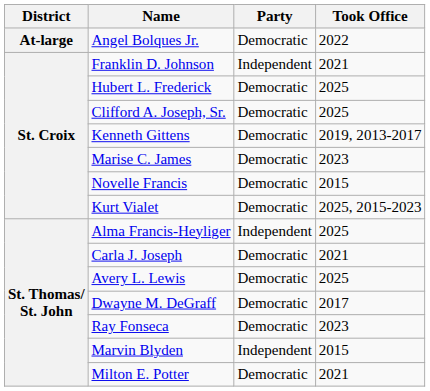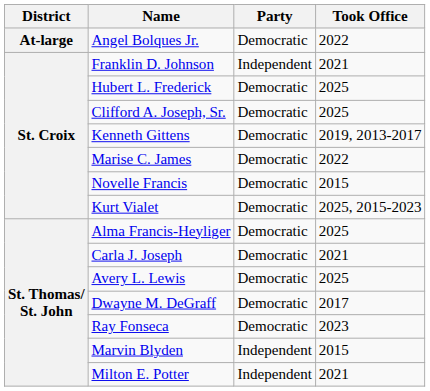(334, 159) 2023 -> (334, 159) 2022
(275, 231) Independent -> (273, 231) Democratic
(273, 374) Democratic -> (275, 374) Independent
